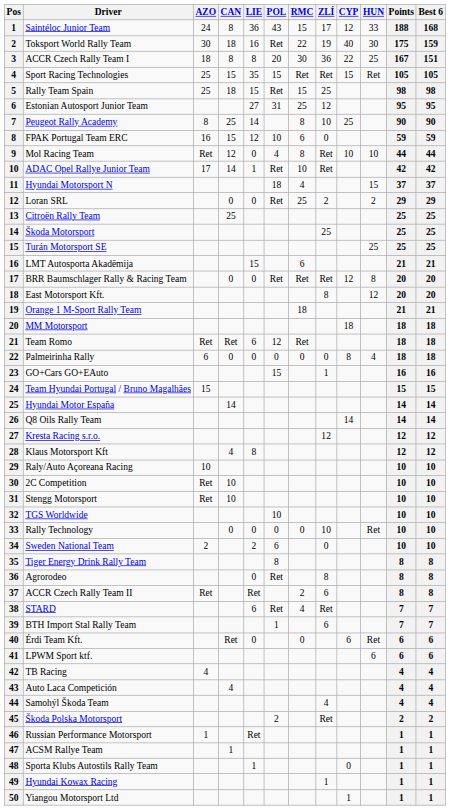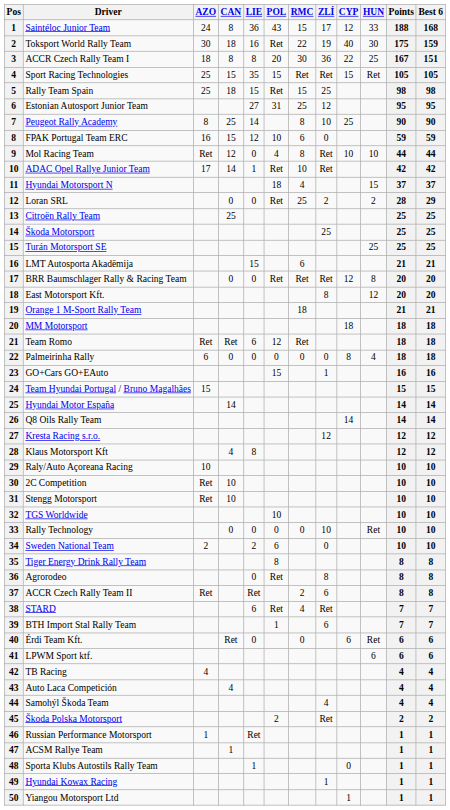(401, 200) 29 -> (401, 200) 28
